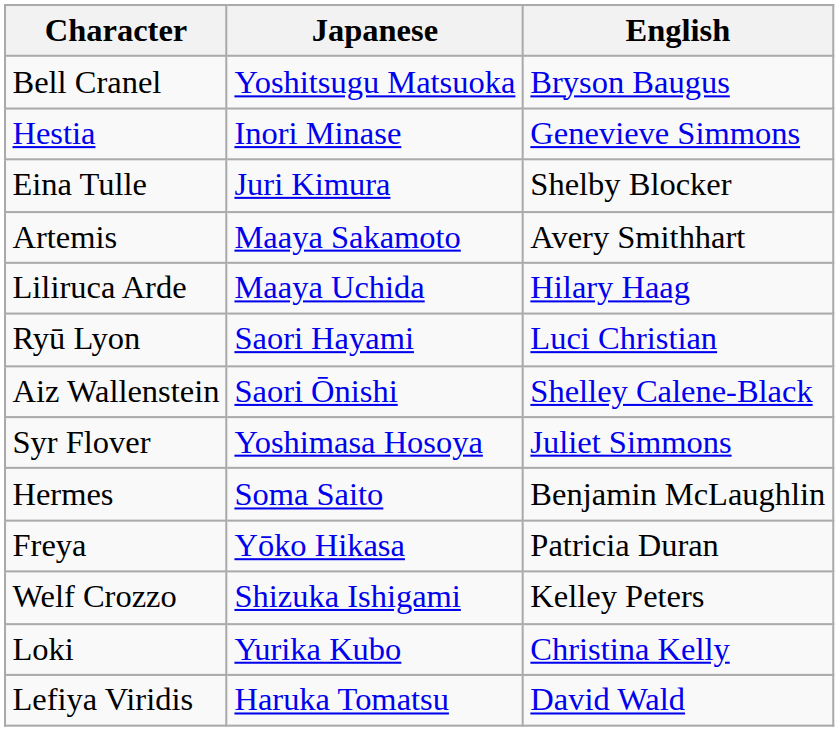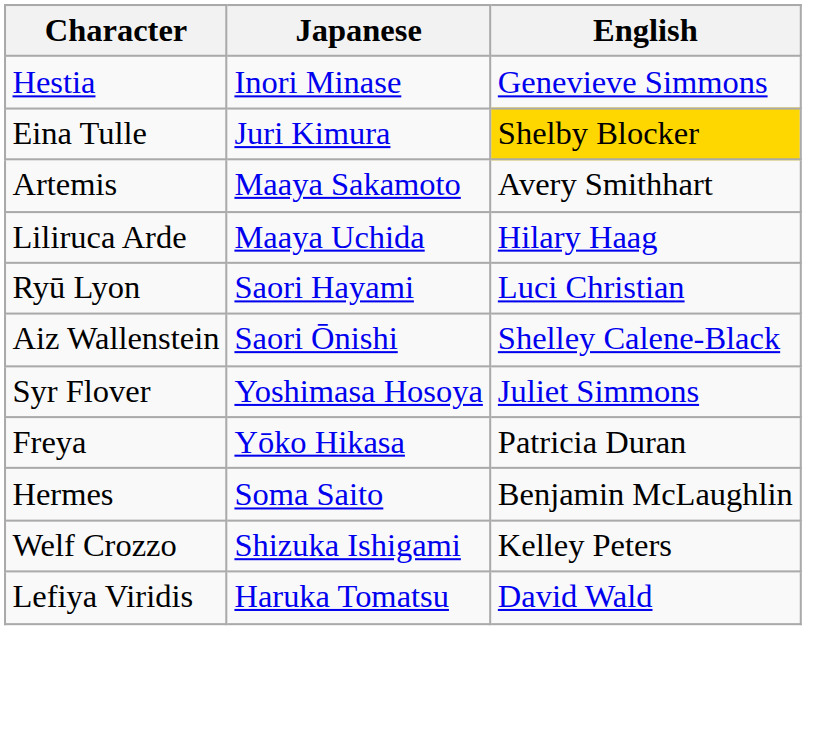- row: (87, 81)
(631, 184) no background -> (598, 133) gold background
rows swapped: (63, 493) <-> (49, 545)
- row: (43, 648)
